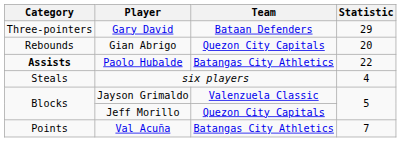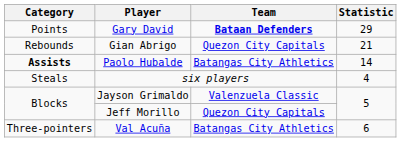(50, 29) Three-pointers -> (50, 29) Points
(264, 29) normal -> (264, 29) bold
(366, 46) 20 -> (366, 46) 21
(366, 62) 22 -> (366, 62) 14
(50, 128) Points -> (50, 128) Three-pointers
(366, 128) 7 -> (366, 128) 6
